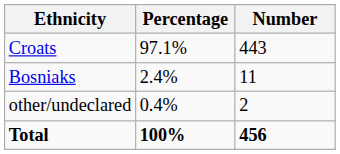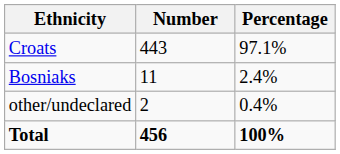columns swapped: (285, 18) <-> (185, 18)
